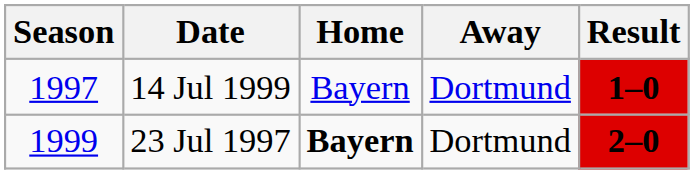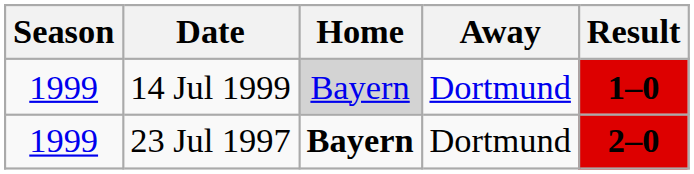(64, 86) 1997 -> (64, 86) 1999
(360, 86) no background -> (360, 86) lightgrey background
